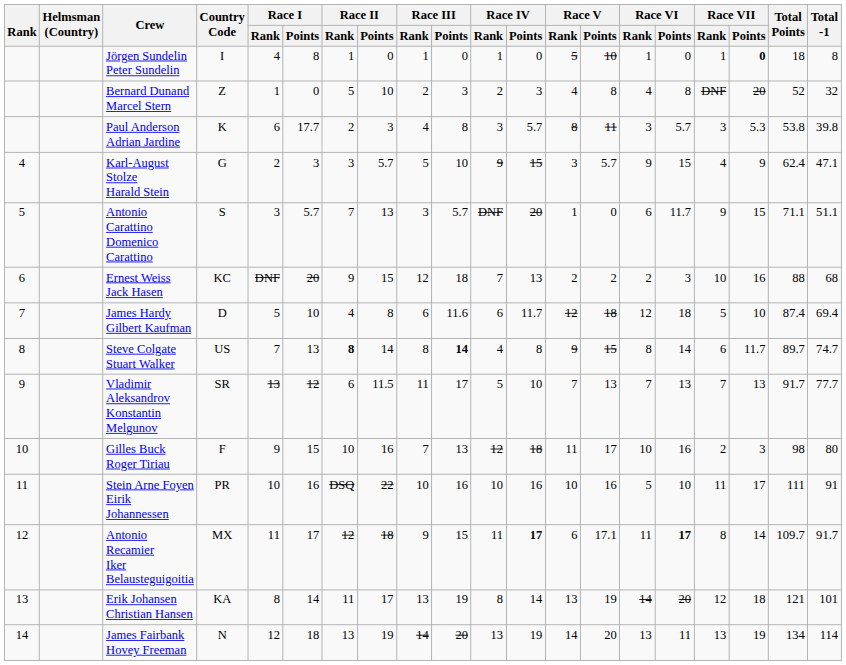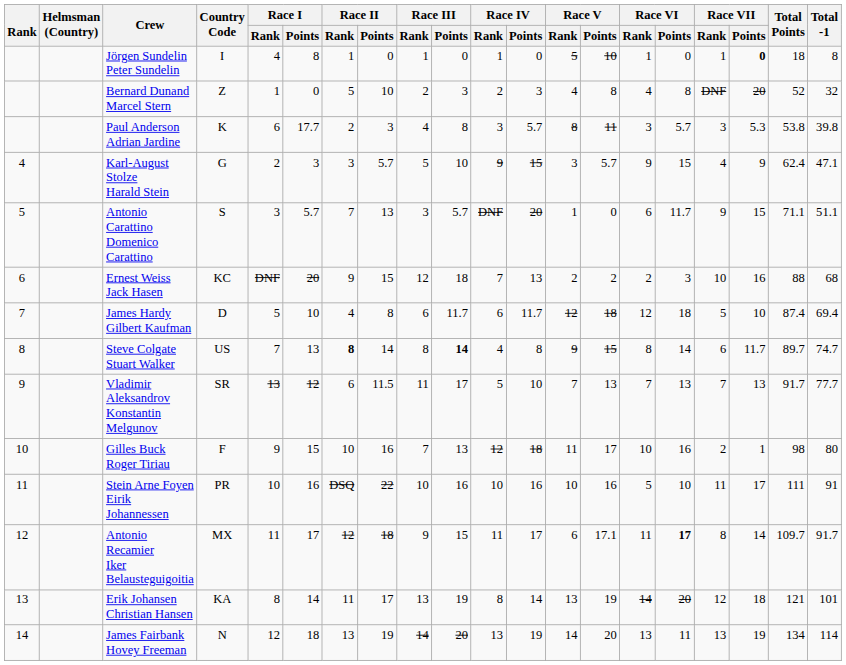(457, 313) 11.6 -> (457, 313) 11.7
(762, 449) 3 -> (762, 449) 1
(536, 535) bold -> (536, 535) normal
